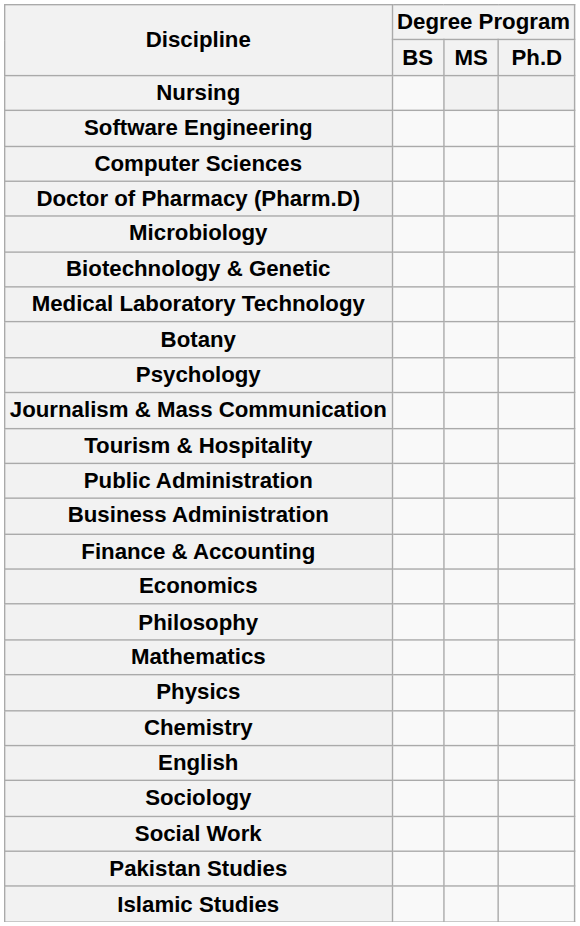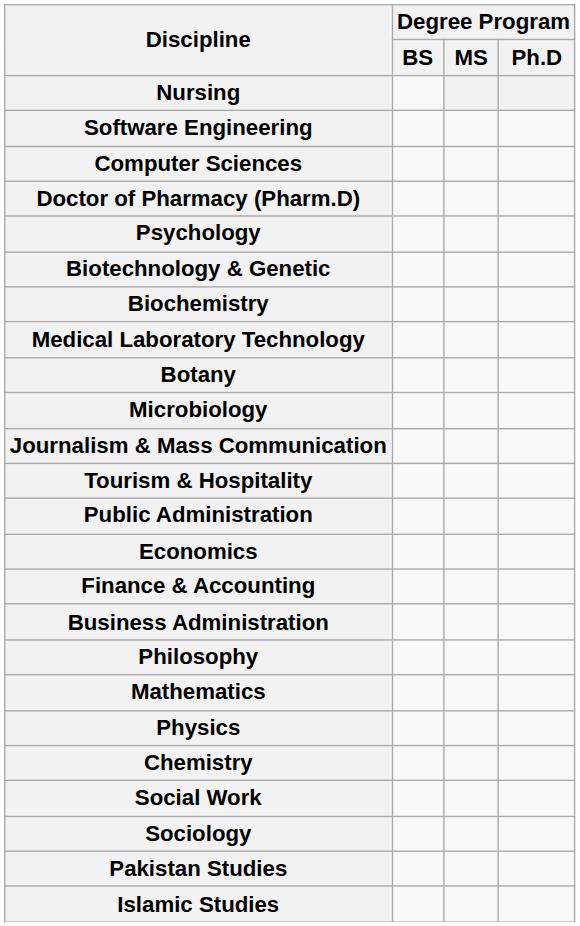rows swapped: (198, 374) <-> (198, 233)
+ row: (198, 304)
rows swapped: (198, 515) <-> (198, 586)
- row: (198, 762)
rows swapped: (198, 798) <-> (198, 833)
